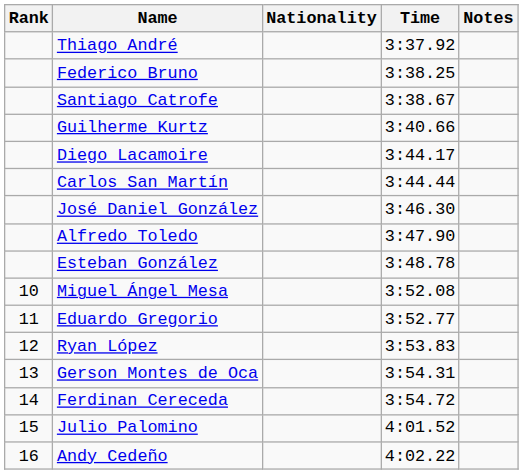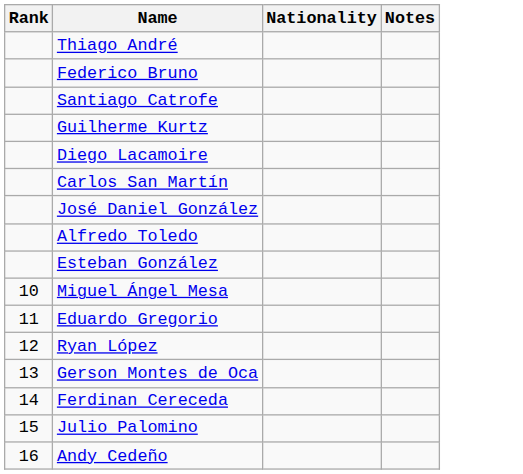- column: (420, 18)
